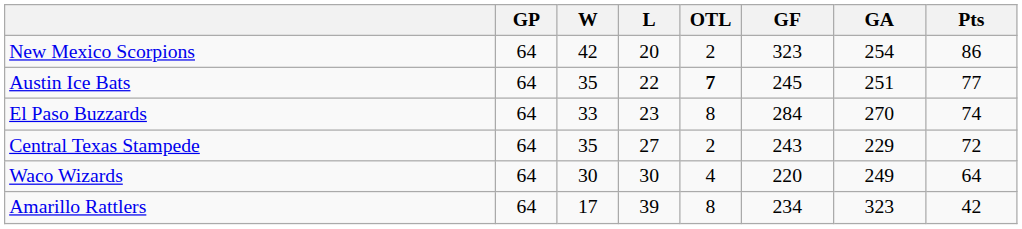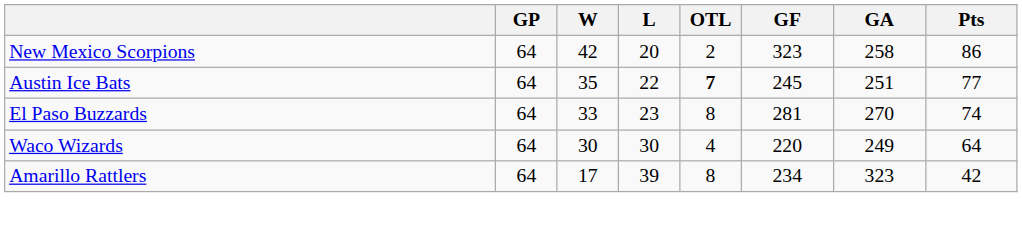(879, 51) 254 -> (879, 51) 258
(787, 113) 284 -> (787, 113) 281
- row: (104, 144)
